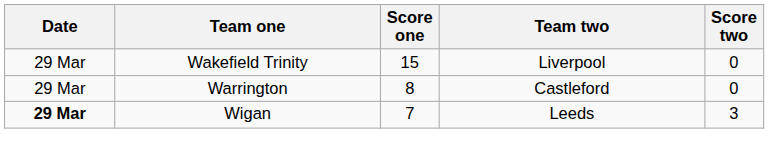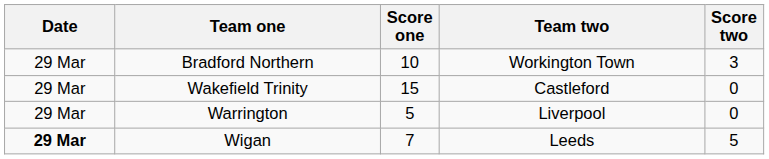+ row: (248, 62)
(572, 62) Liverpool -> (572, 88) Castleford
(410, 88) 8 -> (410, 114) 5
(572, 88) Castleford -> (572, 114) Liverpool
(734, 114) 3 -> (734, 140) 5
